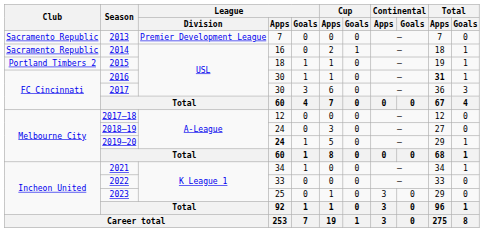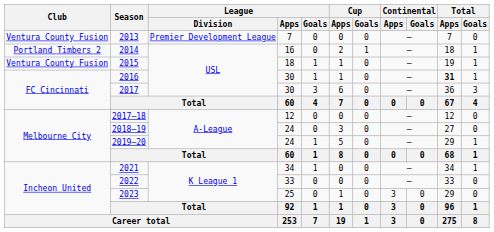(52, 37) Sacramento Republic -> (57, 37) Ventura County Fusion
(52, 50) Sacramento Republic -> (57, 50) Portland Timbers 2
(52, 63) Portland Timbers 2 -> (57, 63) Ventura County Fusion
(280, 142) bold -> (290, 142) normal
